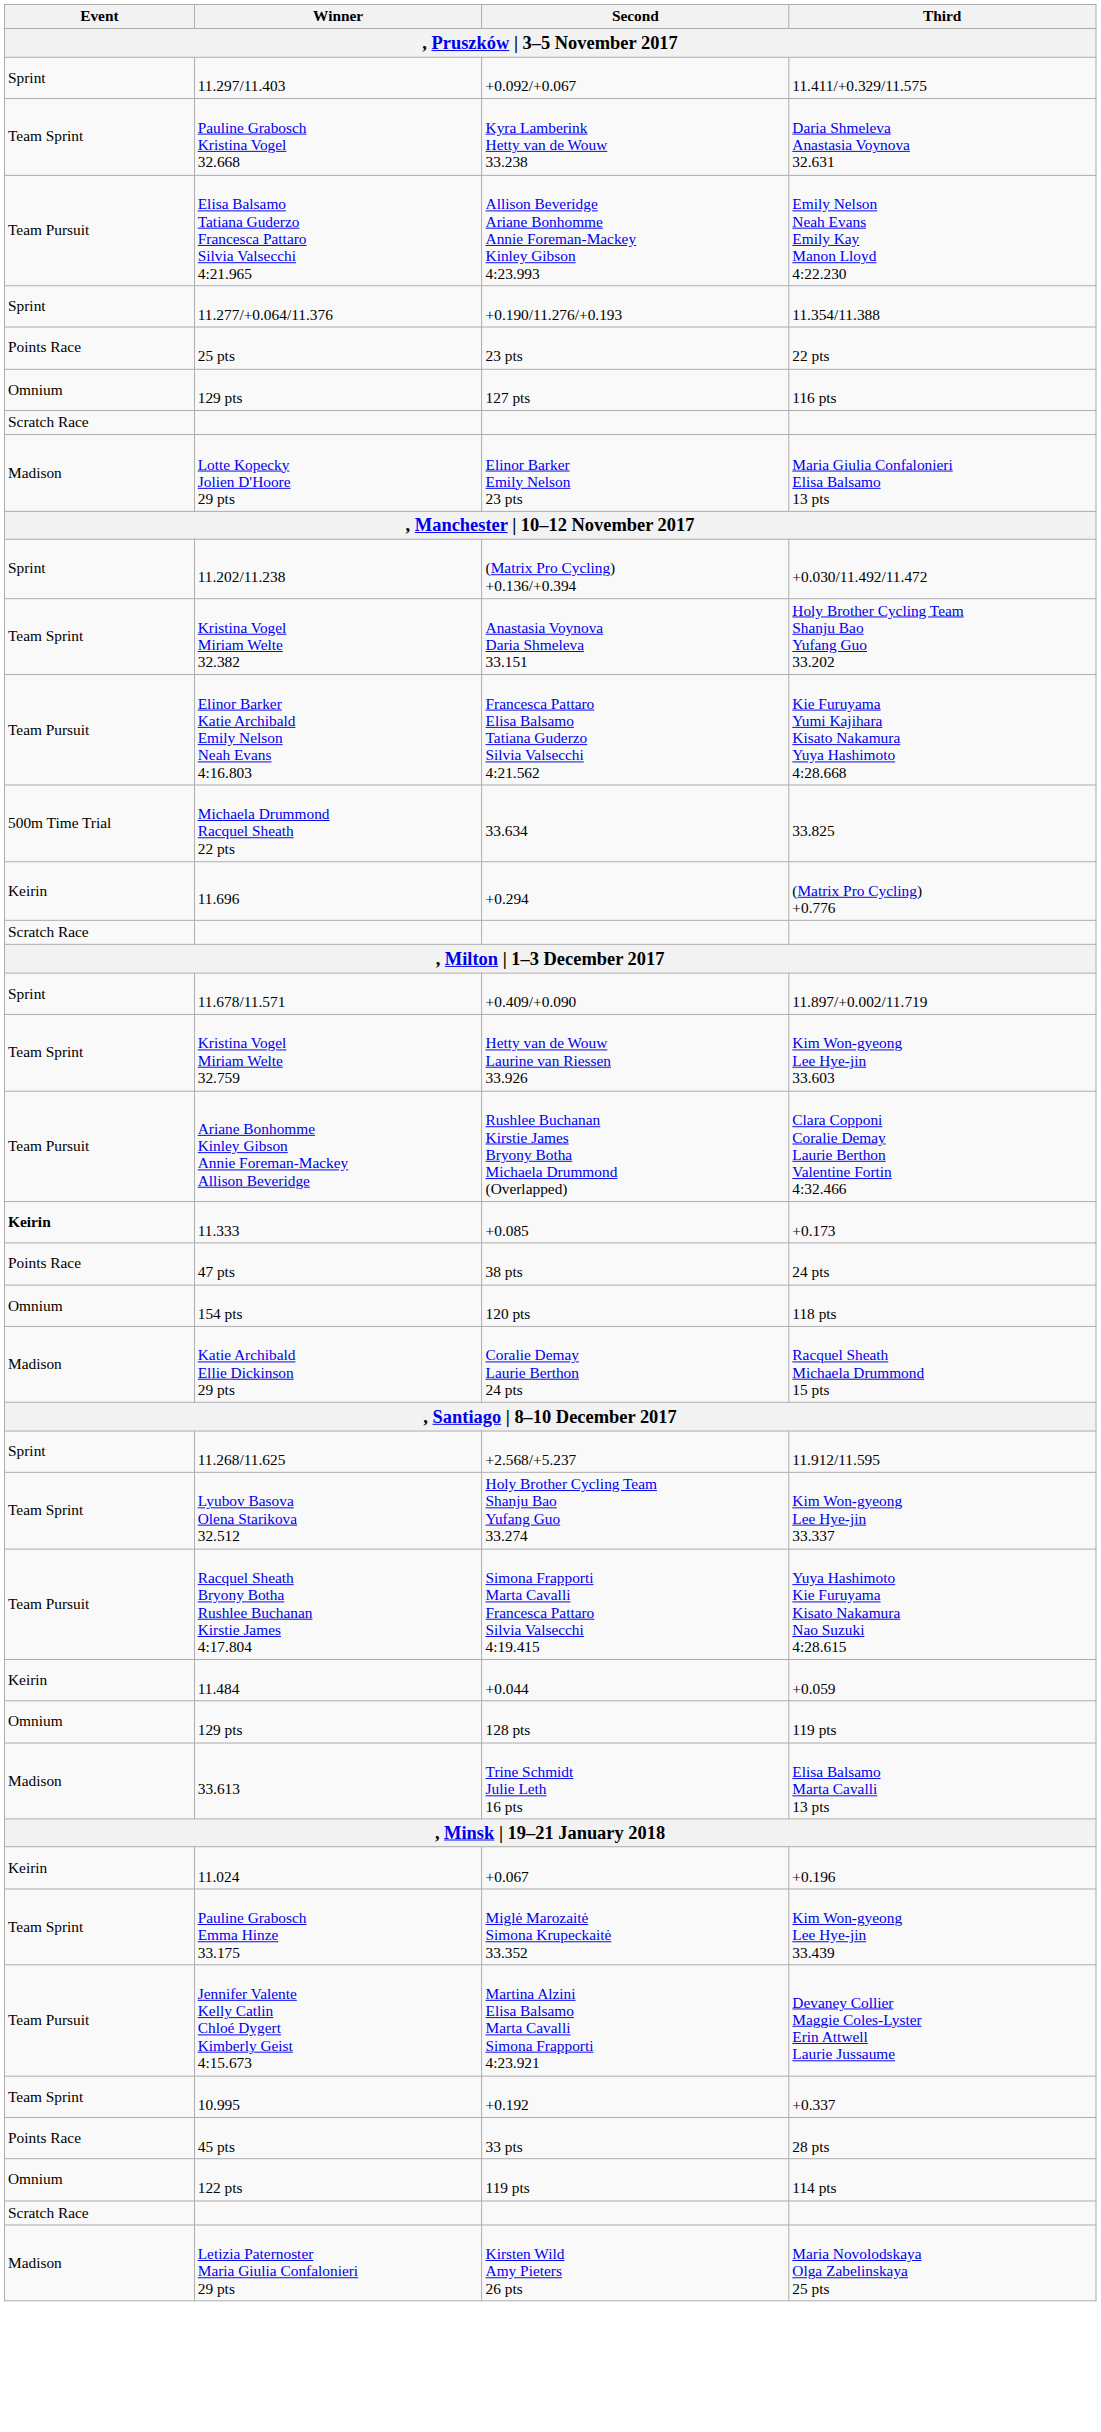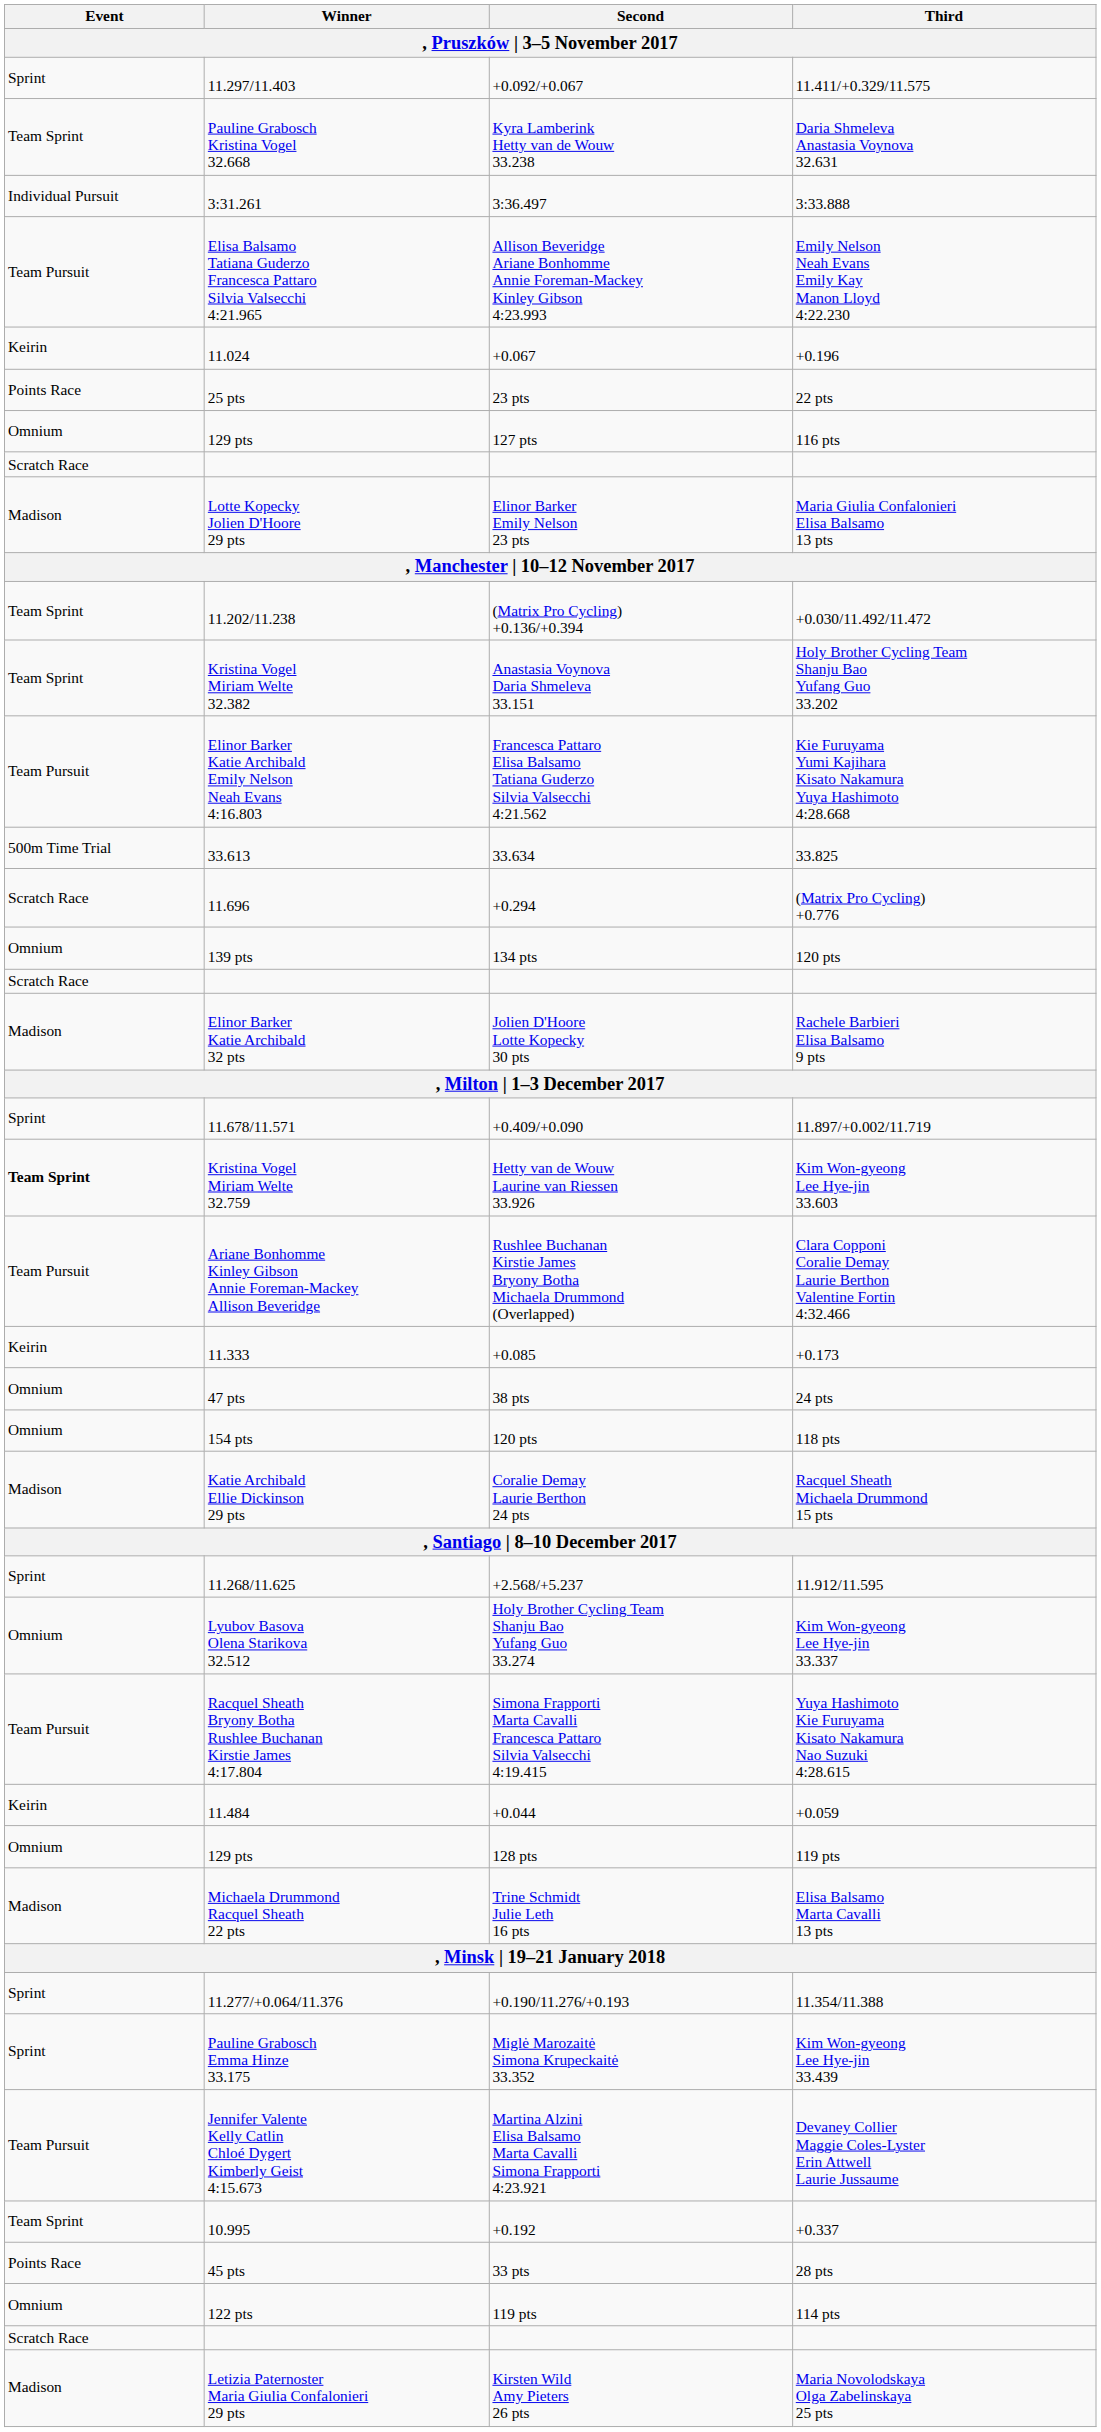+ row: (520, 204)
rows swapped: (507, 1876) <-> (554, 315)
(27, 568) Sprint -> (46, 610) Team Sprint
(264, 831) Michaela Drummond Racquel Sheath 22 pts -> (229, 856) 33.613
(28, 890) Keirin -> (48, 897) Scratch Race
+ row: (515, 956)
+ row: (539, 1040)
(46, 1052) normal -> (49, 1177) bold
(29, 1222) bold -> (28, 1347) normal
(44, 1263) Points Race -> (35, 1388) Omnium
(46, 1510) Team Sprint -> (35, 1635) Omnium
(219, 1789) 33.613 -> (274, 1914) Michaela Drummond Racquel Sheath 22 pts
(46, 1926) Team Sprint -> (27, 2051) Sprint
